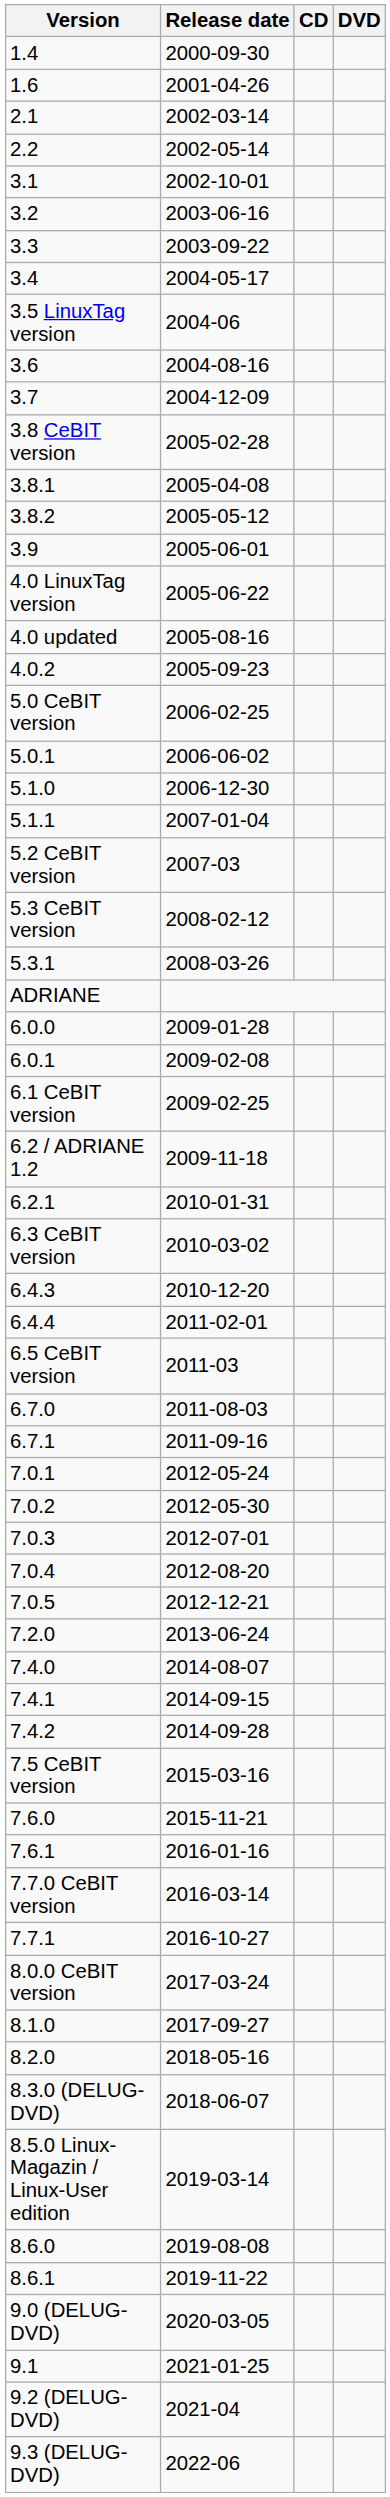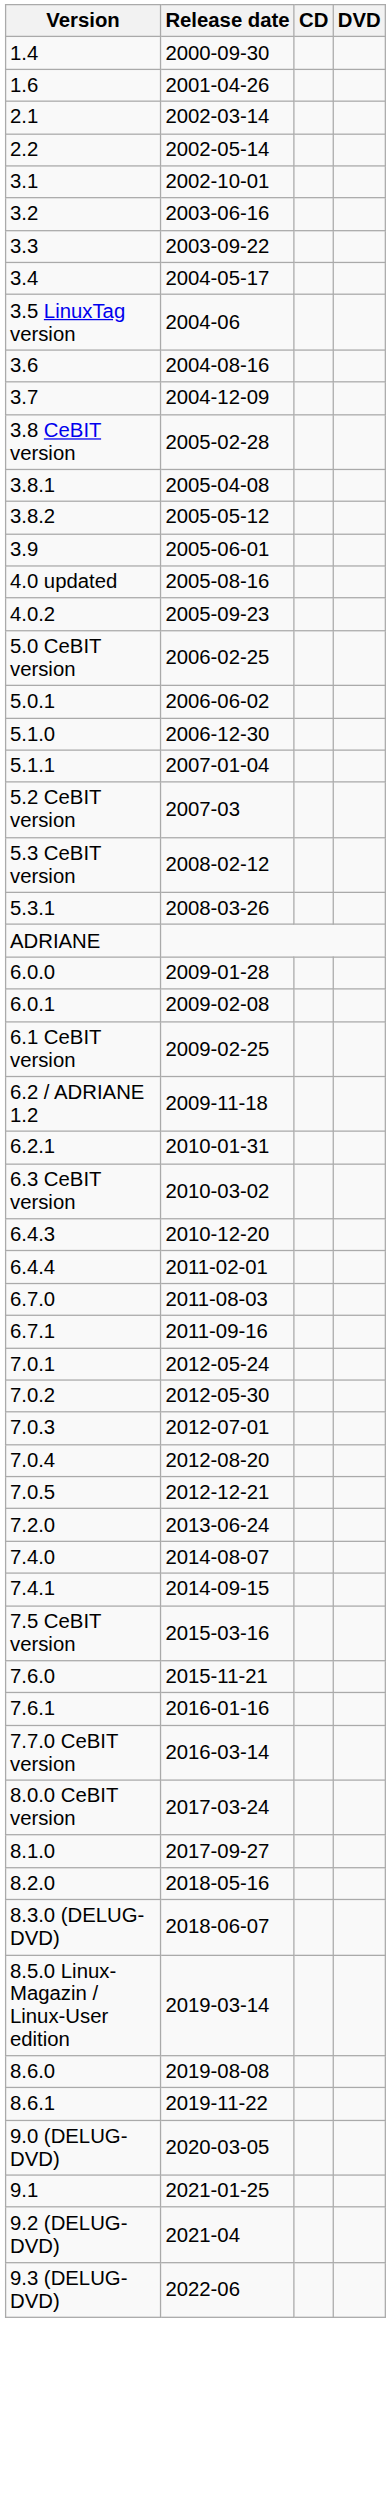- row: (68, 593)
- row: (56, 1365)
- row: (33, 1731)
- row: (33, 1938)
